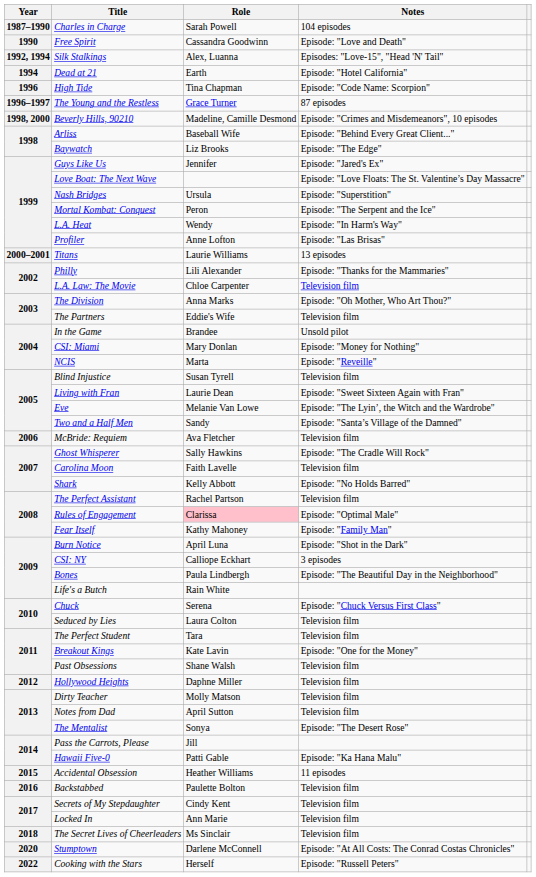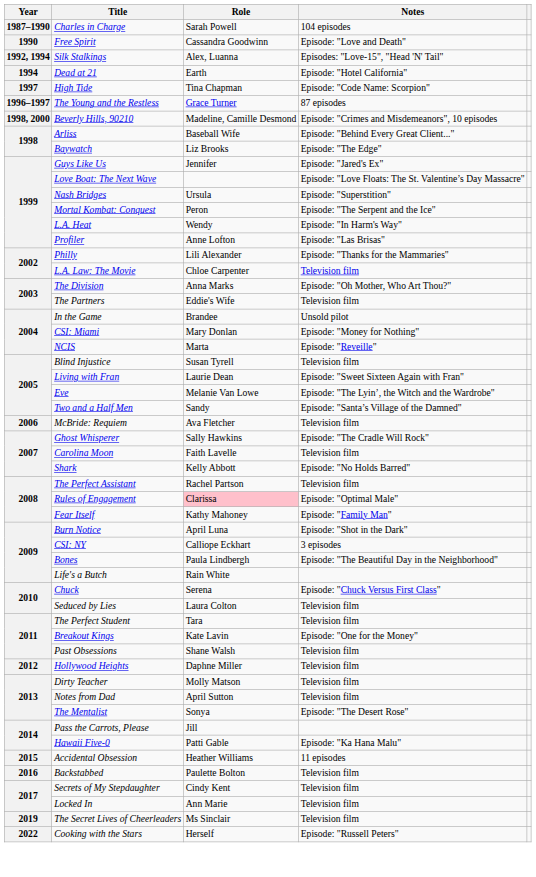(28, 88) 1996 -> (28, 88) 1997
- row: (66, 255)
(28, 834) 2018 -> (28, 819) 2019
- row: (75, 849)
